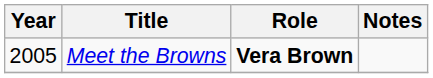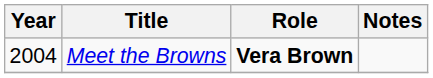(33, 55) 2005 -> (33, 55) 2004
